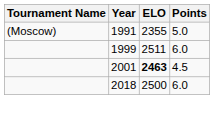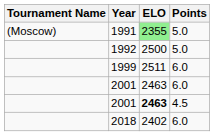(154, 31) no background -> (154, 31) lightgreen background
+ row: (124, 49)
+ row: (124, 85)
(154, 85) 2500 -> (154, 121) 2402
